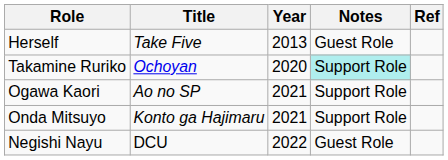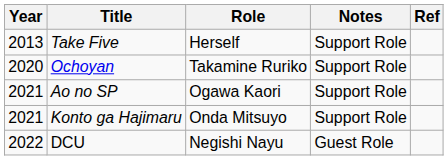columns swapped: (290, 17) <-> (67, 17)
(354, 42) Guest Role -> (361, 42) Support Role
(361, 67) paleturquoise background -> (361, 67) no background
